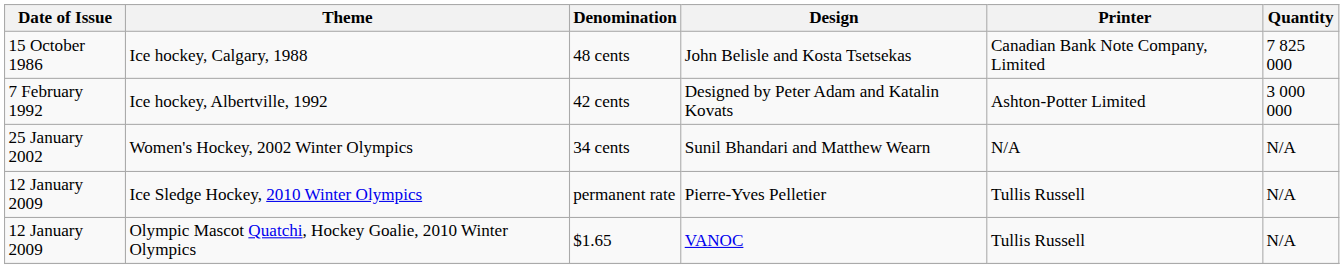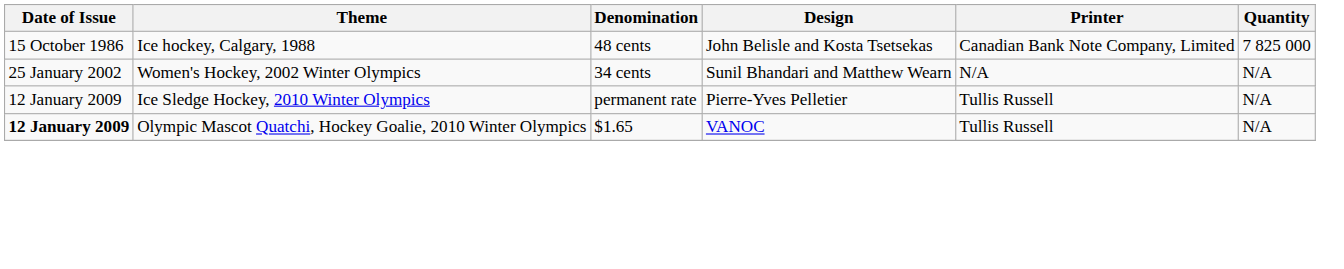- row: (229, 101)
(46, 240) normal -> (69, 126) bold
